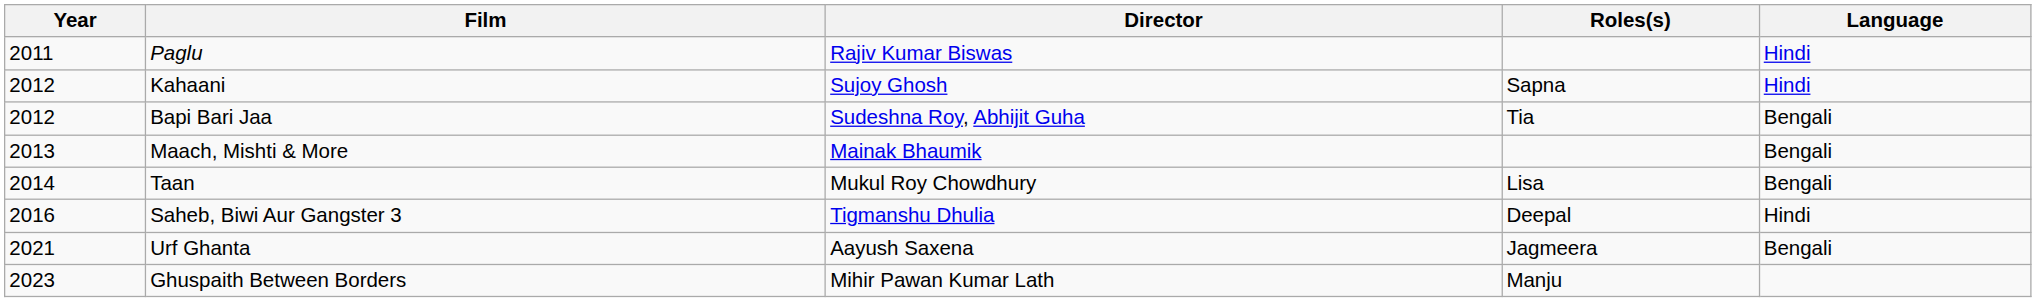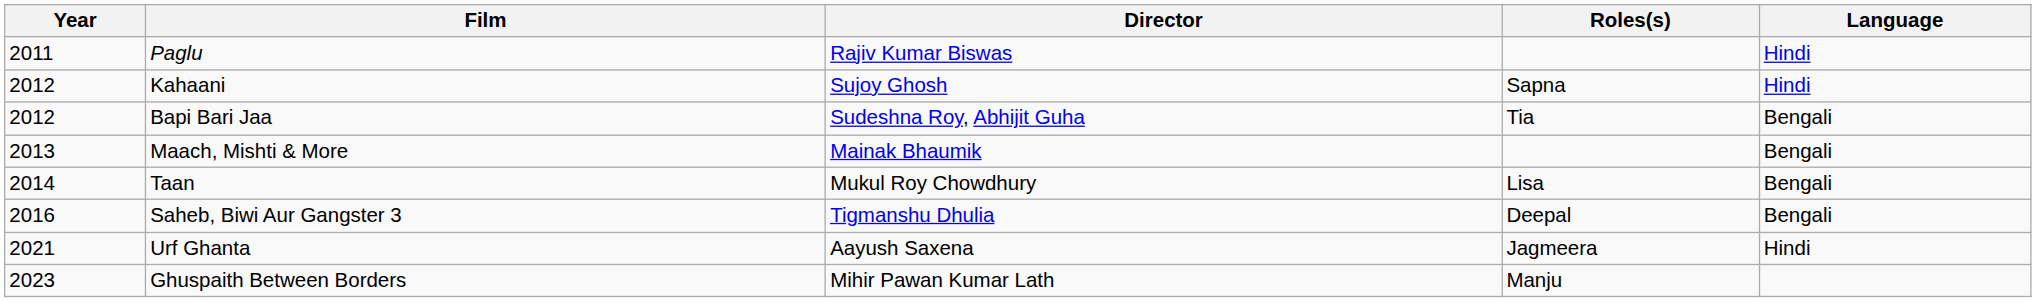(1787, 215) Hindi -> (1798, 215) Bengali
(1798, 248) Bengali -> (1787, 248) Hindi
